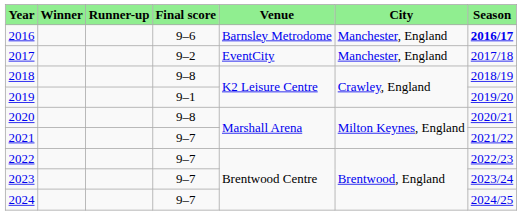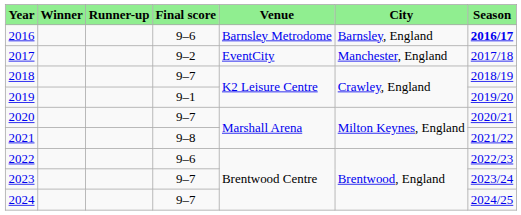(393, 35) Manchester, England -> (385, 35) Barnsley, England
(186, 76) 9–8 -> (186, 76) 9–7
(186, 117) 9–8 -> (186, 117) 9–7
(186, 138) 9–7 -> (186, 138) 9–8
(186, 158) 9–7 -> (186, 158) 9–6
